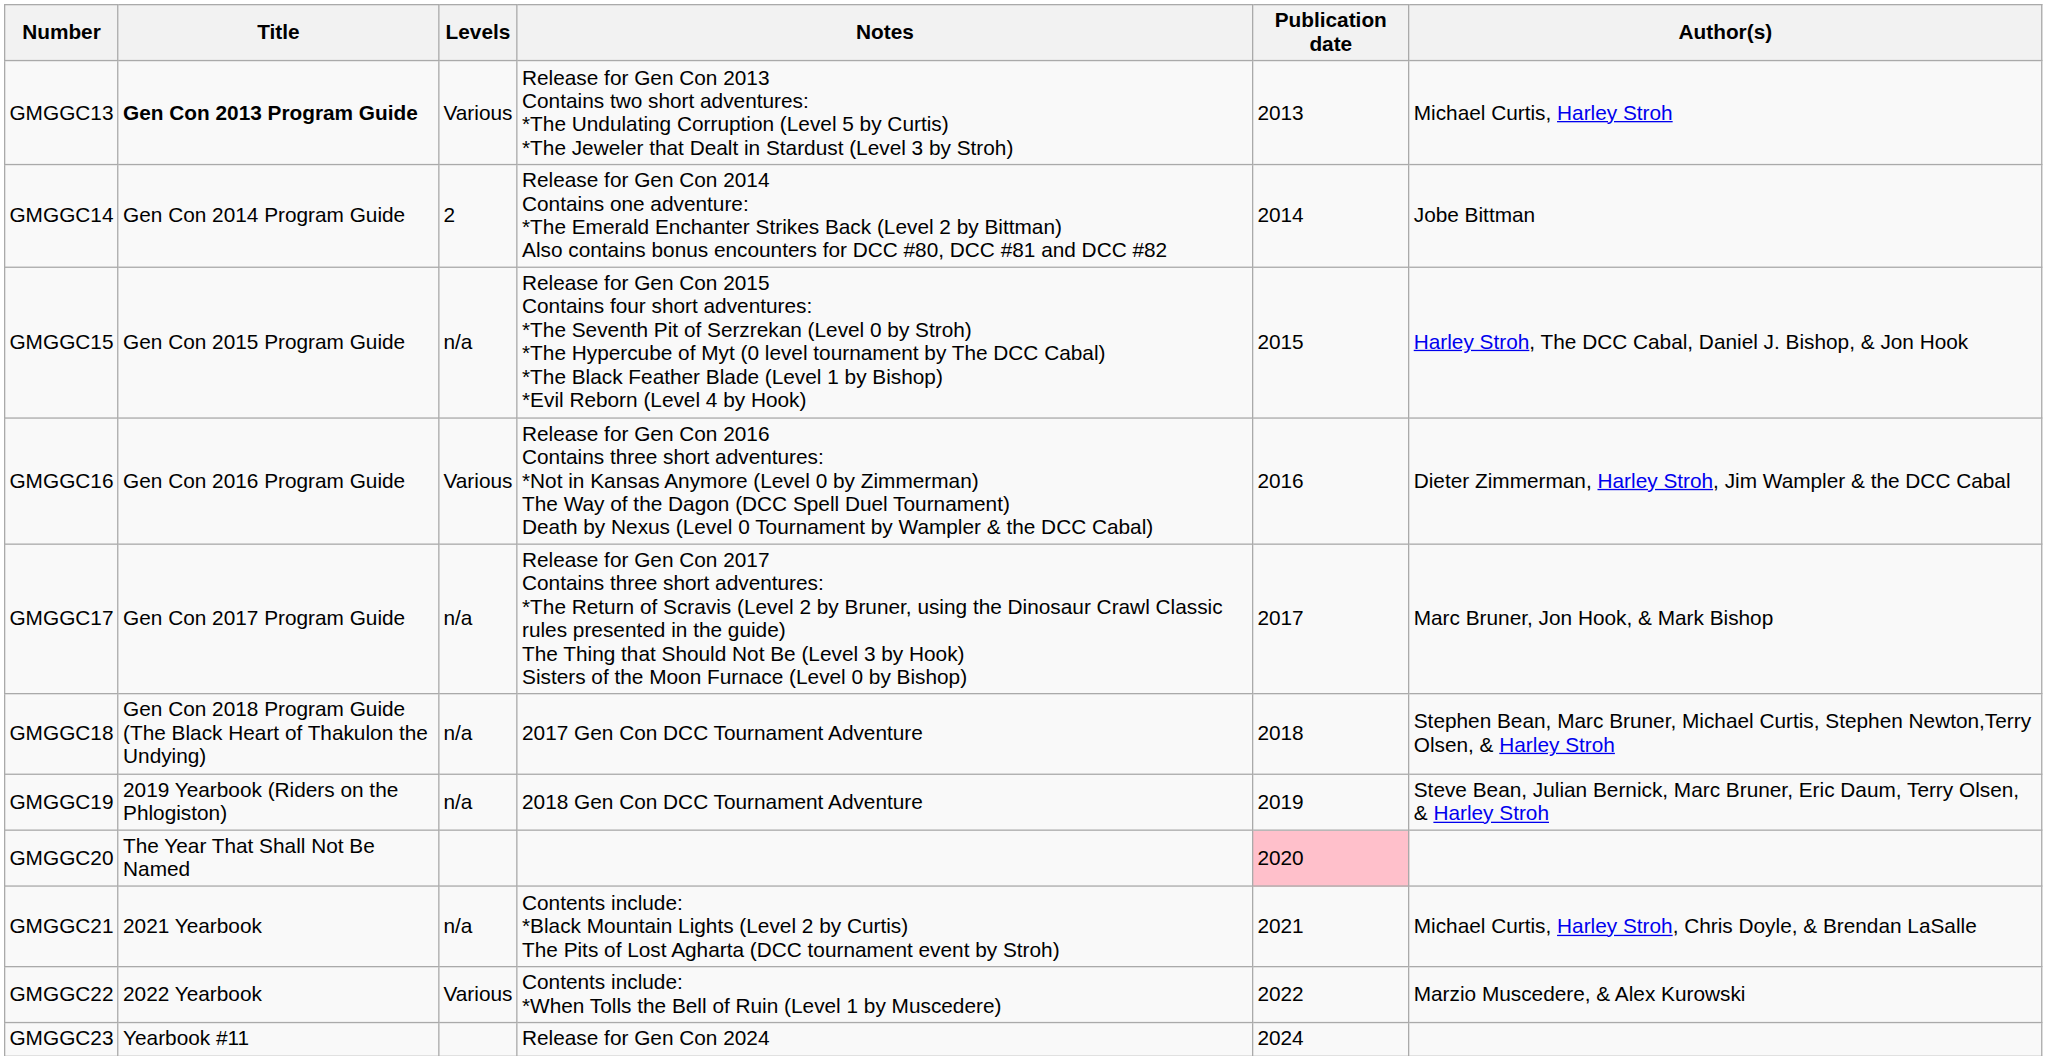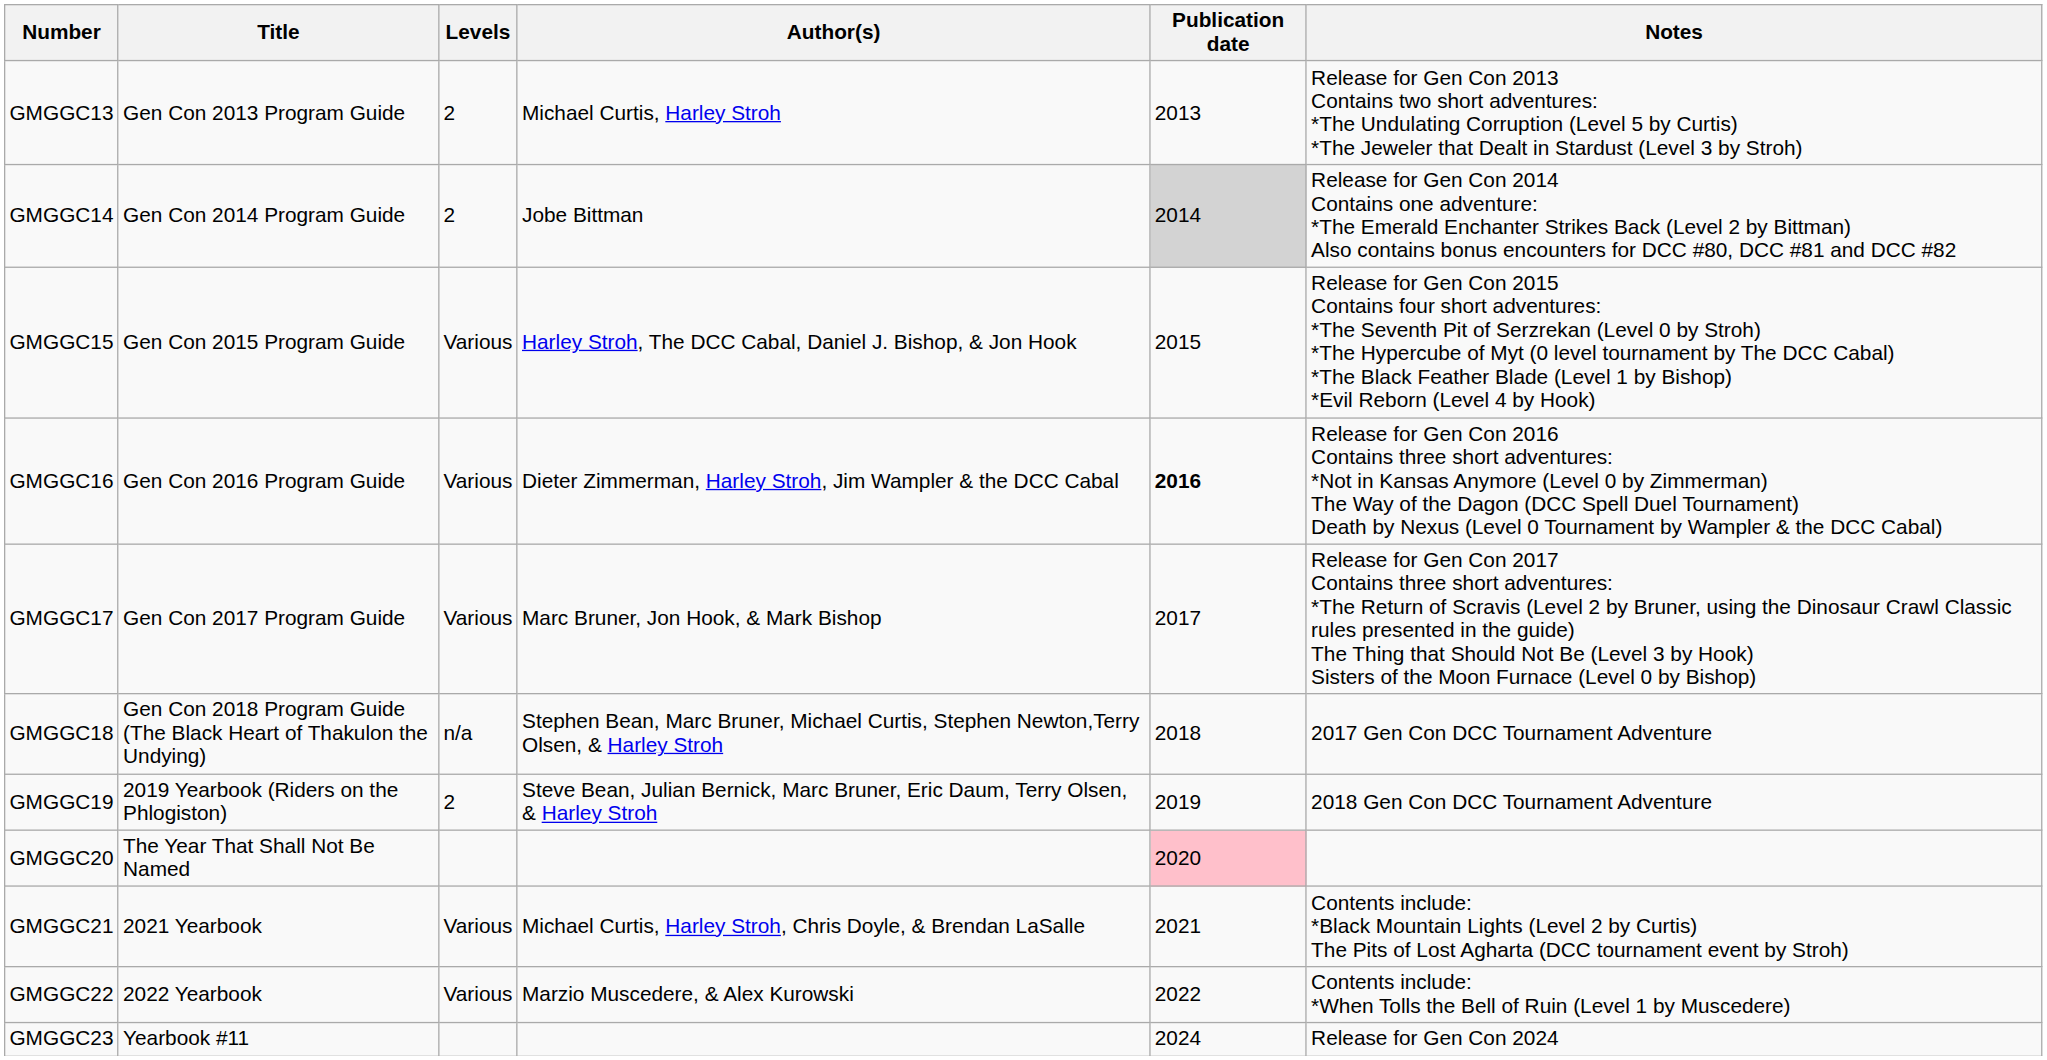columns swapped: (1725, 32) <-> (885, 32)
(270, 112) bold -> (264, 112) normal
(478, 112) Various -> (449, 112) 2
(1281, 215) no background -> (1178, 215) lightgrey background
(458, 342) n/a -> (478, 342) Various
(1281, 480) normal -> (1178, 480) bold
(458, 618) n/a -> (478, 618) Various
(458, 801) n/a -> (449, 801) 2
(458, 926) n/a -> (478, 926) Various
